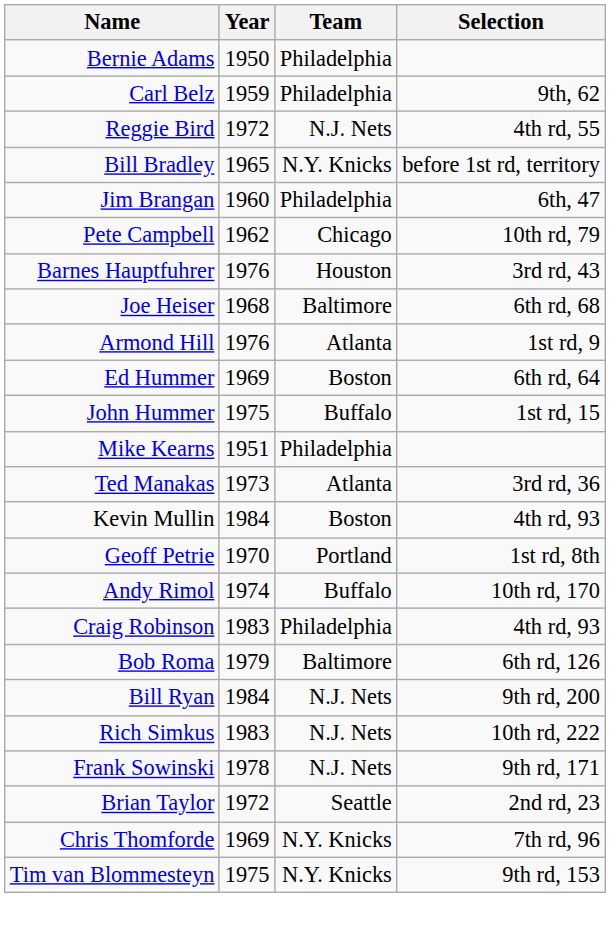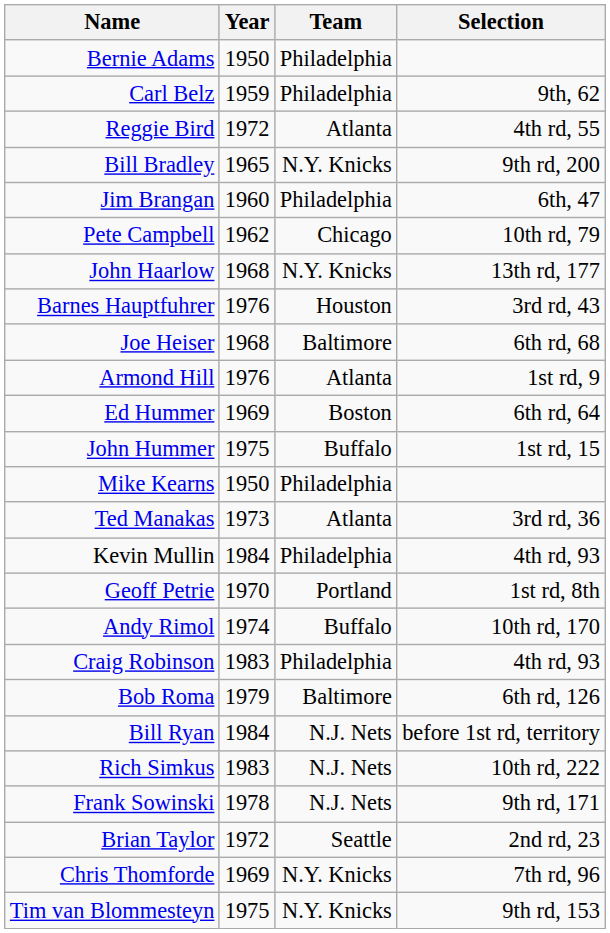(350, 128) N.J. Nets -> (359, 128) Atlanta
(501, 164) before 1st rd, territory -> (551, 164) 9th rd, 200
+ row: (152, 270)
(247, 448) 1951 -> (247, 484) 1950
(360, 519) Boston -> (336, 555) Philadelphia
(551, 697) 9th rd, 200 -> (501, 732) before 1st rd, territory
